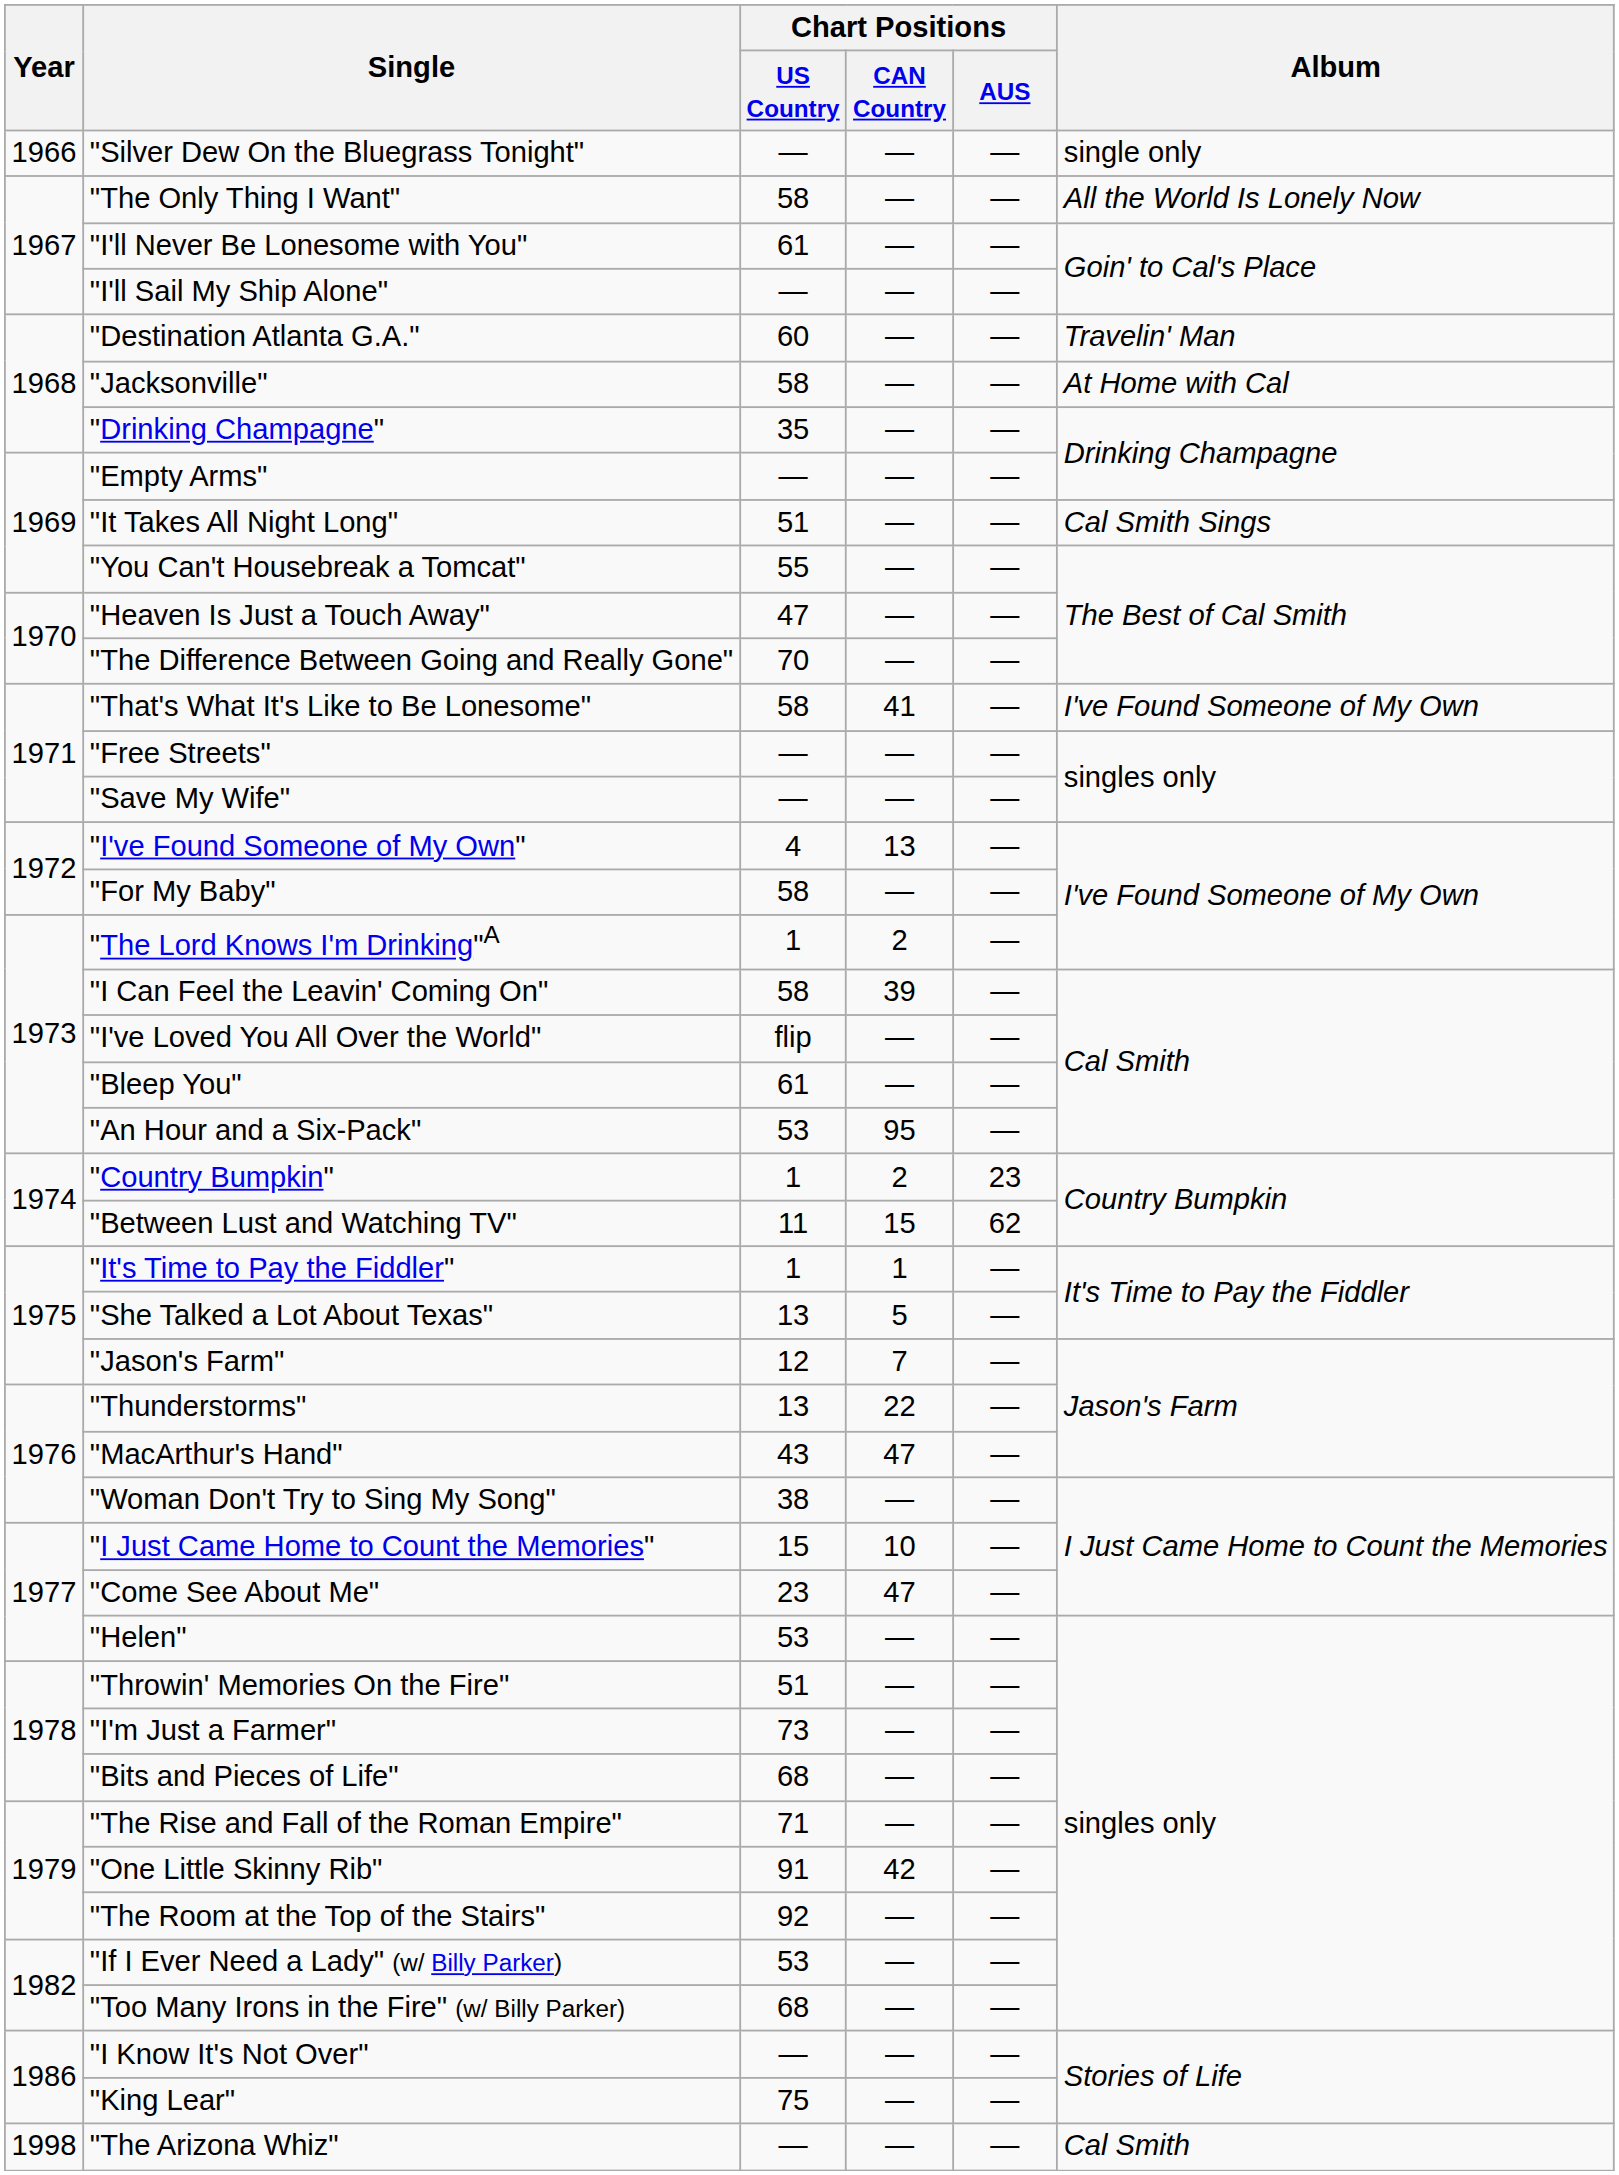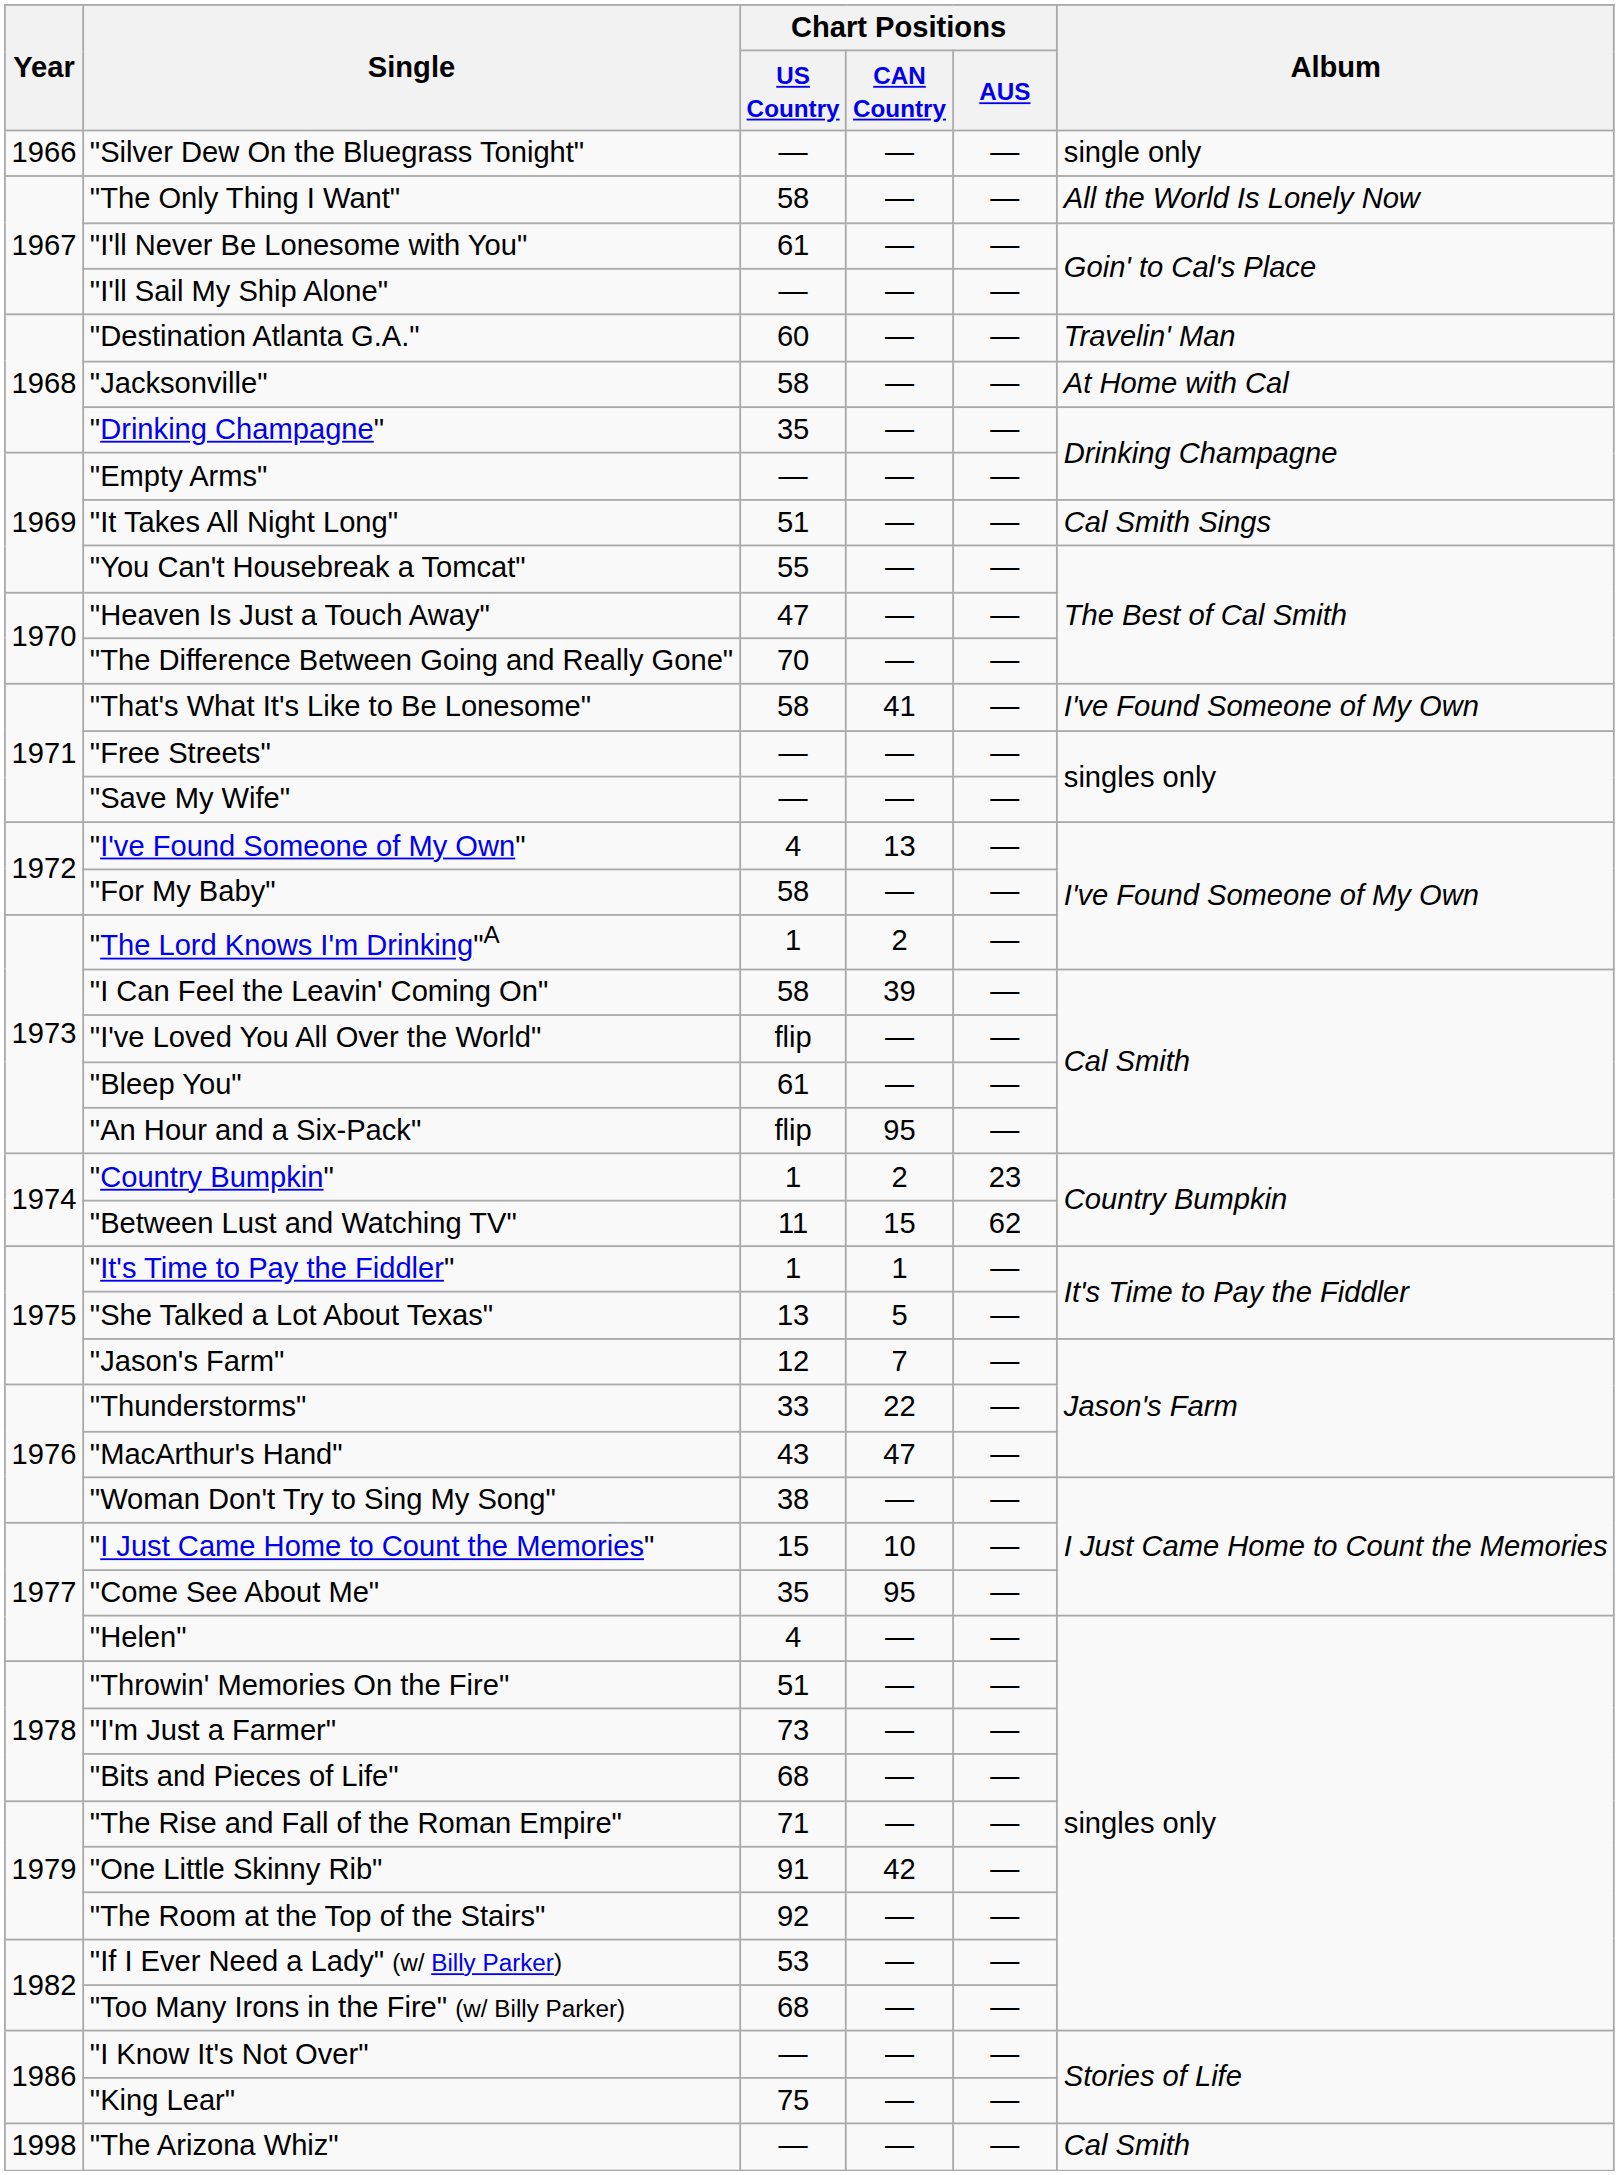(793, 1130) 53 -> (793, 1130) flip
(793, 1407) 13 -> (793, 1407) 33
(793, 1592) 23 -> (793, 1592) 35
(900, 1592) 47 -> (900, 1592) 95
(793, 1638) 53 -> (793, 1638) 4
